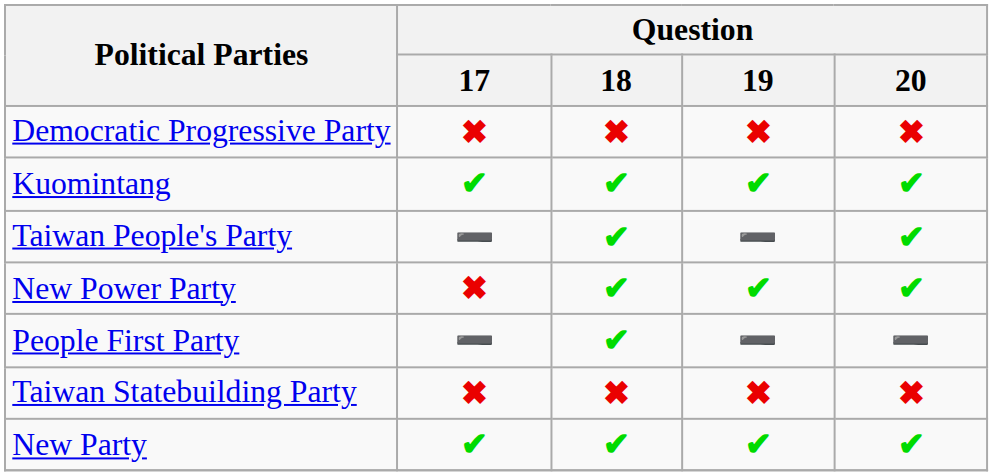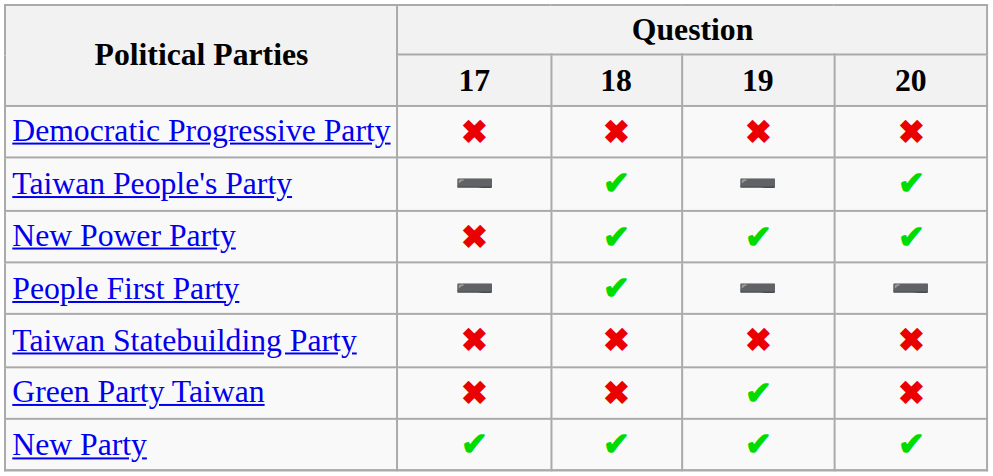- row: (91, 183)
+ row: (138, 392)
